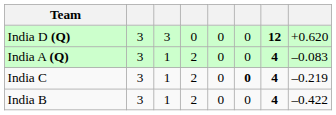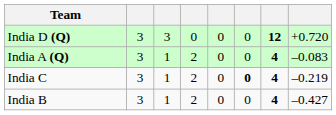(310, 36) +0.620 -> (310, 36) +0.720
(310, 99) –0.422 -> (310, 99) –0.427
